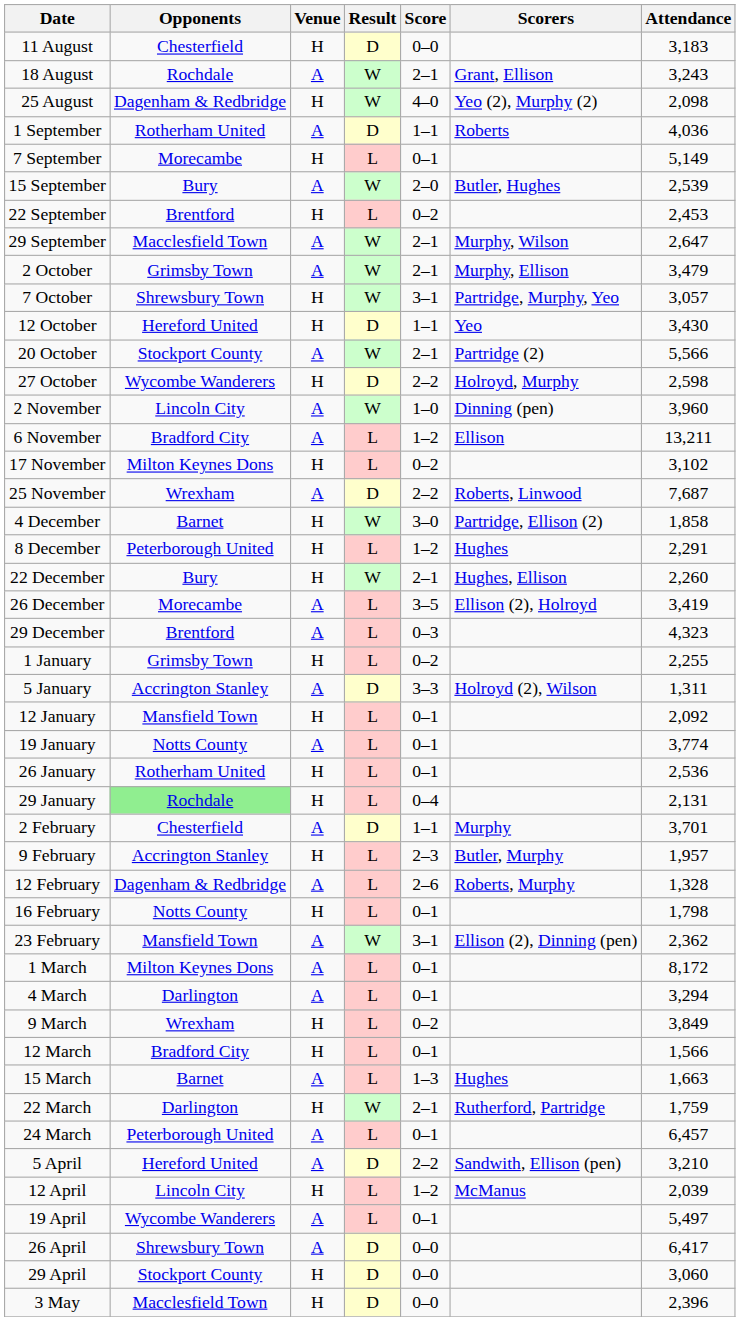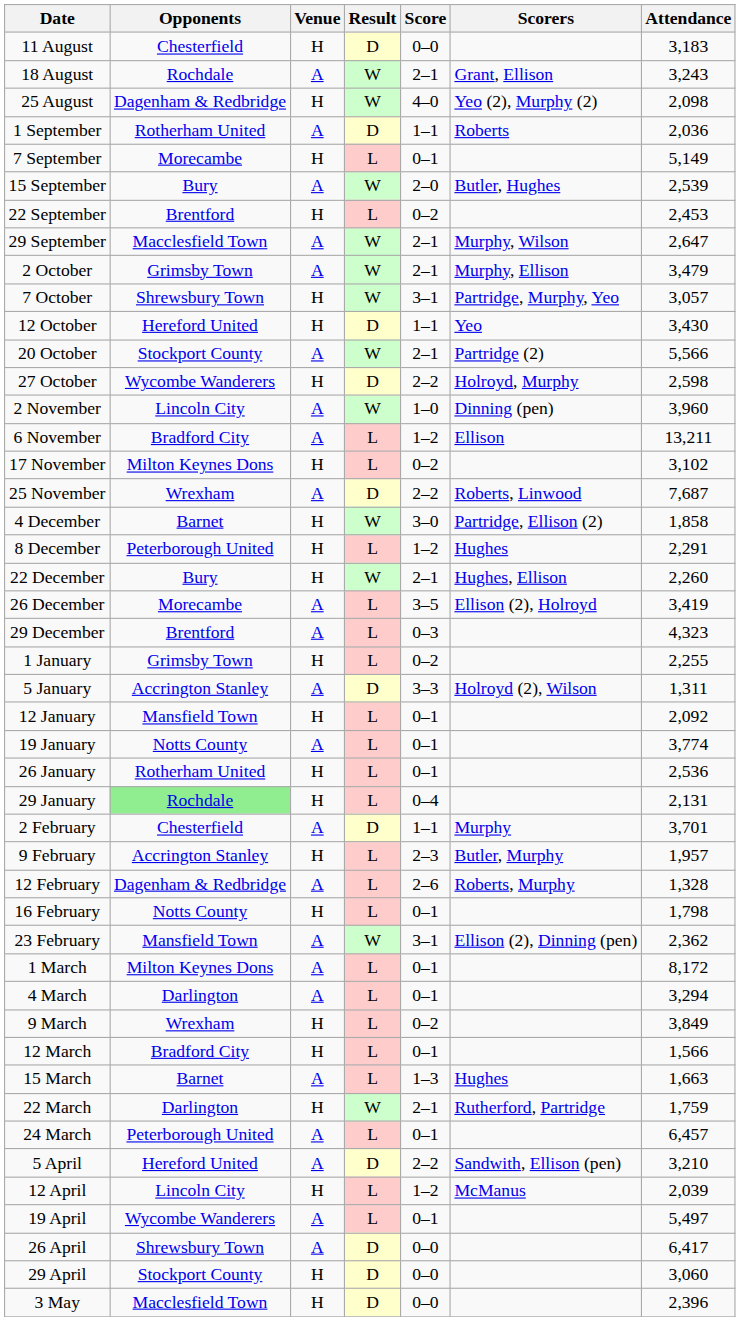(688, 130) 4,036 -> (688, 130) 2,036
